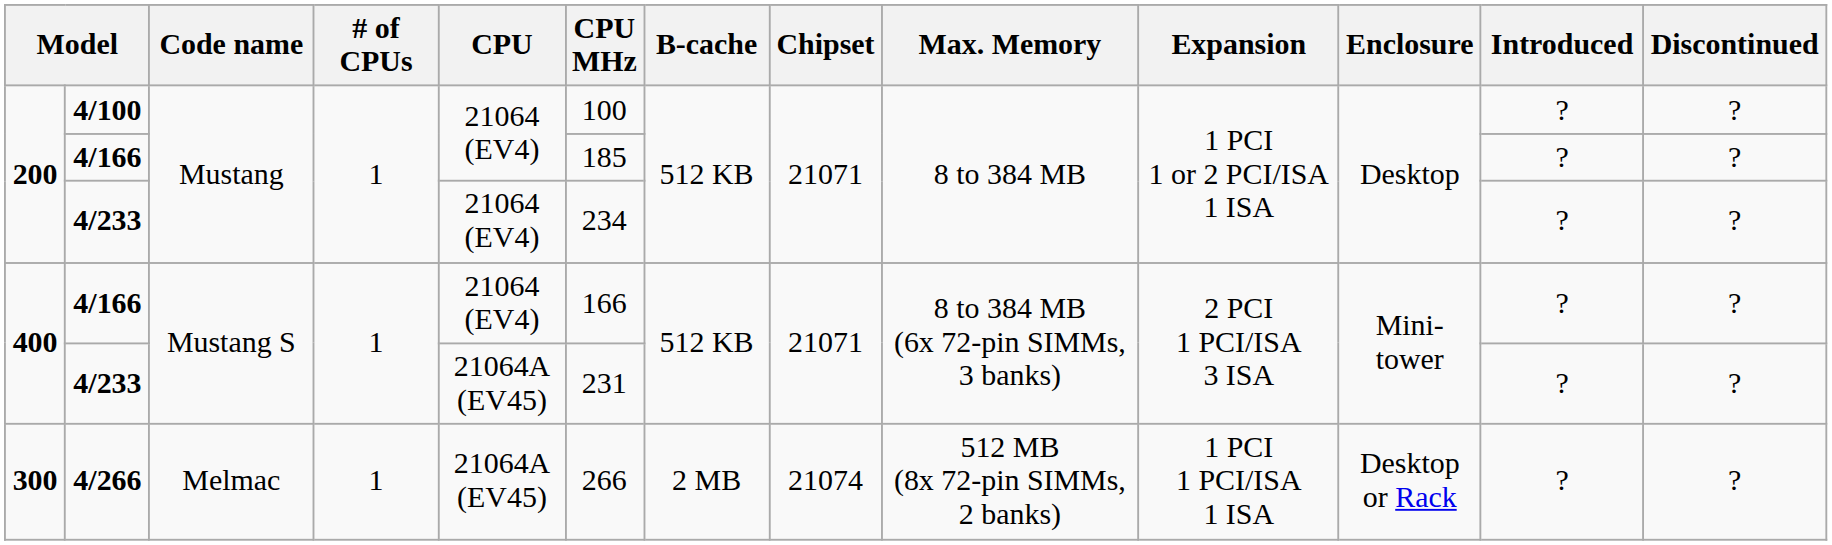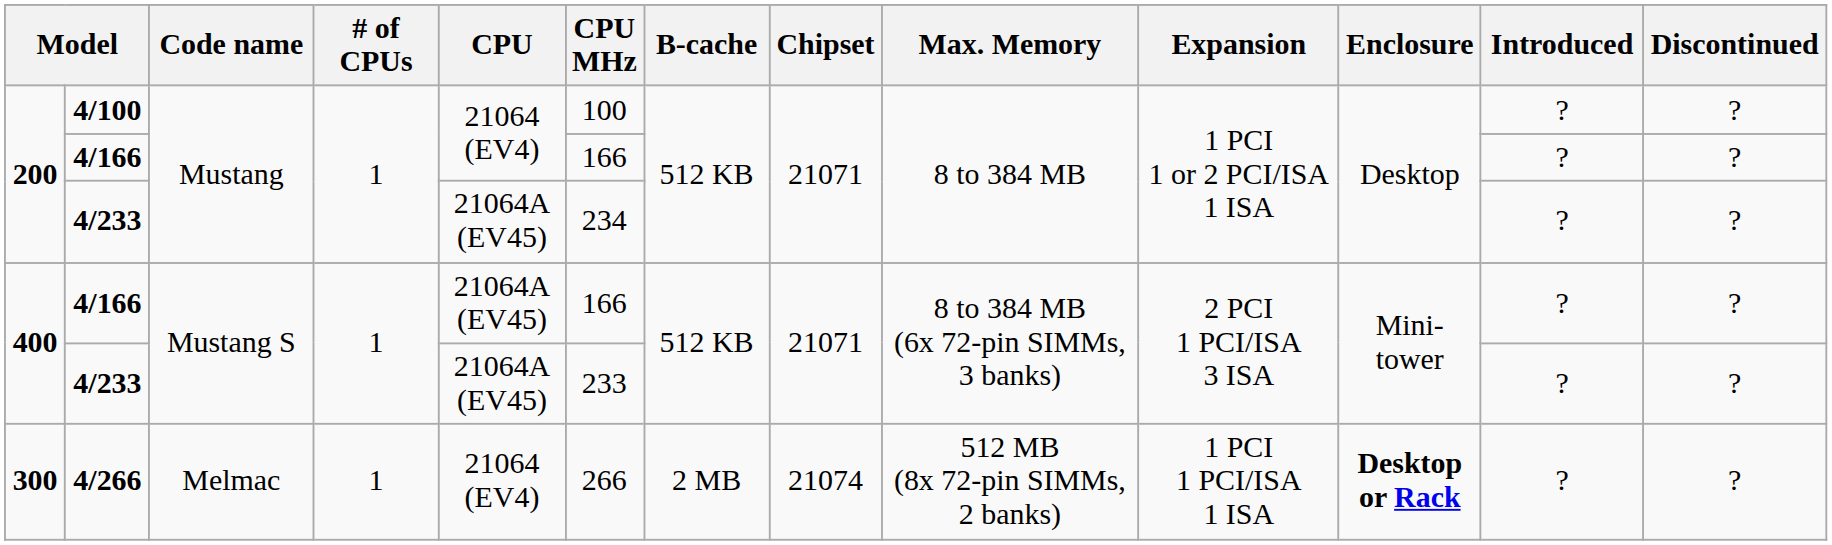(604, 156) 185 -> (604, 156) 166
(502, 221) 21064 (EV4) -> (502, 221) 21064A (EV45)
(502, 302) 21064 (EV4) -> (502, 302) 21064A (EV45)
(604, 383) 231 -> (604, 383) 233
(502, 481) 21064A (EV45) -> (502, 481) 21064 (EV4)
(1410, 481) normal -> (1410, 481) bold
